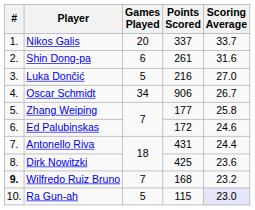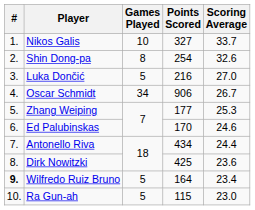(143, 41) 20 -> (143, 41) 10
(183, 41) 337 -> (183, 41) 327
(143, 59) 6 -> (143, 59) 8
(183, 59) 261 -> (183, 59) 254
(226, 59) 31.6 -> (226, 59) 32.6
(226, 110) 25.8 -> (226, 110) 25.3
(183, 127) 172 -> (183, 127) 170
(183, 144) 431 -> (183, 144) 434
(143, 178) 7 -> (143, 178) 5
(183, 178) 168 -> (183, 178) 164
(226, 178) 23.2 -> (226, 178) 23.4
(226, 196) lavender background -> (226, 196) no background
